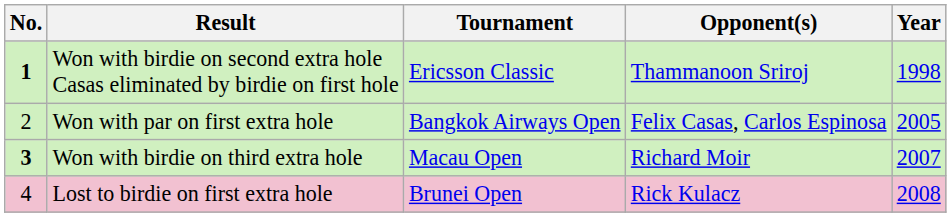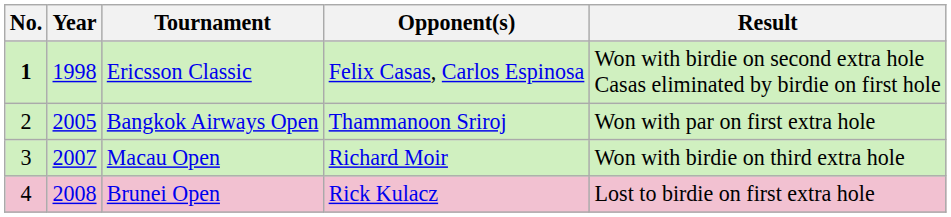columns swapped: (919, 22) <-> (226, 22)
(720, 72) Thammanoon Sriroj -> (457, 72) Felix Casas, Carlos Espinosa
(759, 121) Felix Casas, Carlos Espinosa -> (418, 121) Thammanoon Sriroj
(26, 157) bold -> (26, 157) normal
